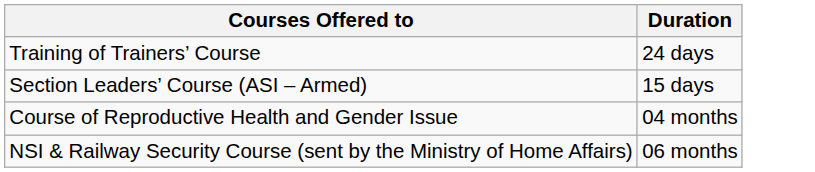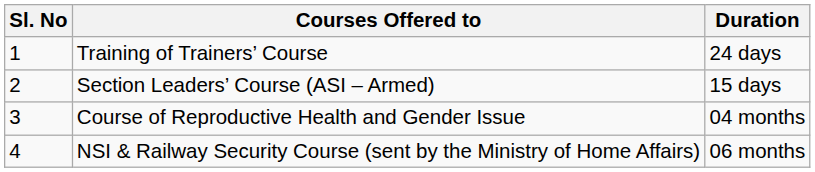+ column: (38, 20)
